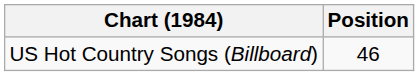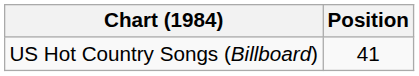(368, 53) 46 -> (368, 53) 41
